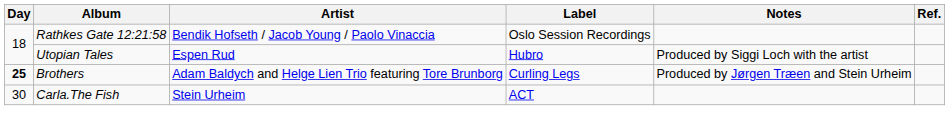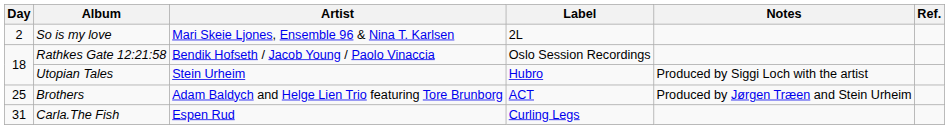+ row: (74, 34)
(203, 54) Espen Rud -> (209, 74) Stein Urheim
(19, 74) bold -> (19, 94) normal
(544, 74) Curling Legs -> (521, 94) ACT
(19, 94) 30 -> (19, 114) 31
(209, 94) Stein Urheim -> (203, 114) Espen Rud
(521, 94) ACT -> (544, 114) Curling Legs
